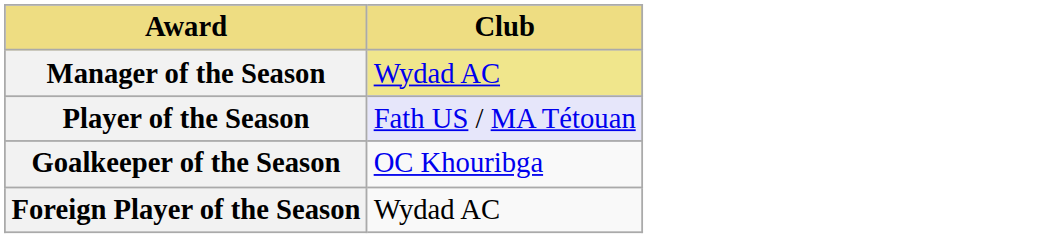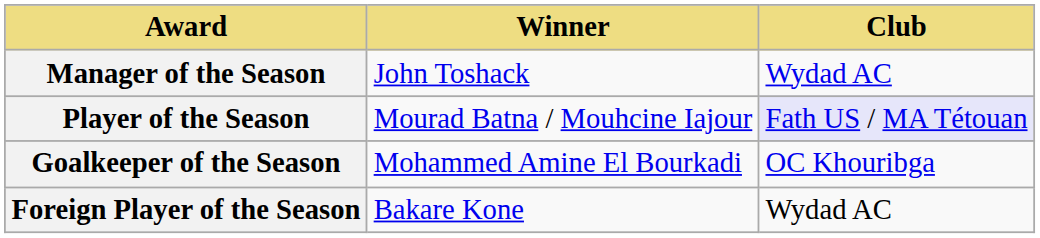+ column: (563, 27)
(437, 72) khaki background -> (829, 72) no background
